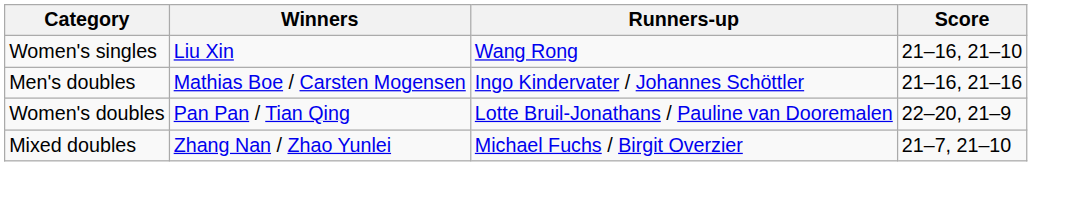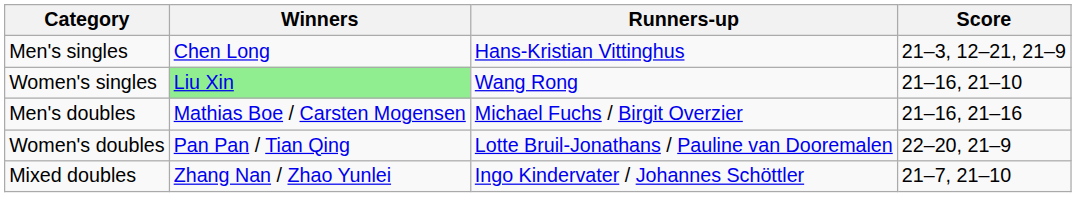+ row: (68, 51)
(204, 51) no background -> (204, 82) lightgreen background
(639, 82) Ingo Kindervater / Johannes Schöttler -> (609, 113) Michael Fuchs / Birgit Overzier
(609, 144) Michael Fuchs / Birgit Overzier -> (639, 176) Ingo Kindervater / Johannes Schöttler
